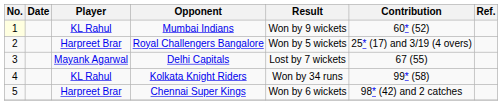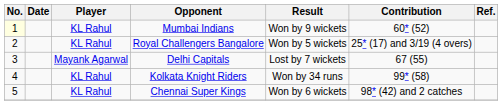(91, 44) Harpreet Brar -> (91, 44) KL Rahul
(91, 92) Harpreet Brar -> (91, 92) KL Rahul
